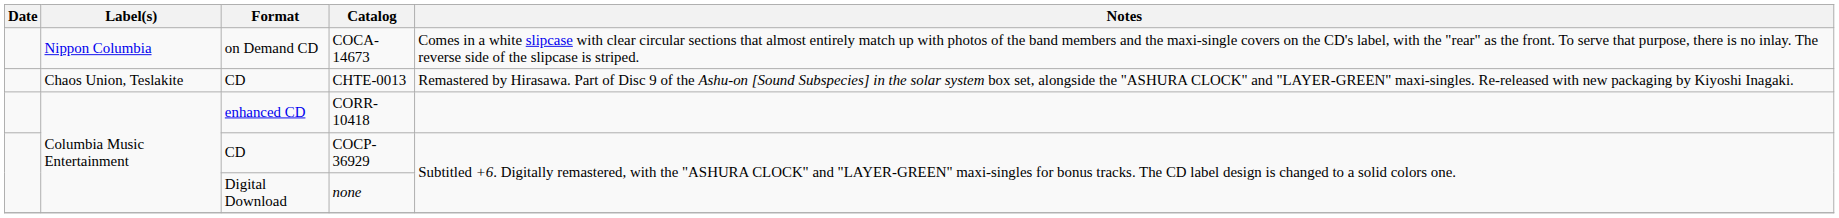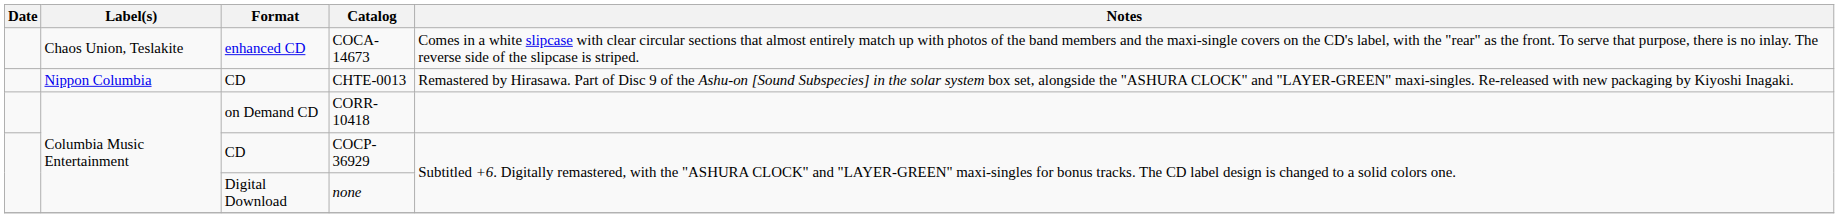(98, 48) Nippon Columbia -> (114, 48) Chaos Union, Teslakite
(272, 48) on Demand CD -> (265, 48) enhanced CD
(114, 80) Chaos Union, Teslakite -> (98, 80) Nippon Columbia
(265, 112) enhanced CD -> (272, 112) on Demand CD
